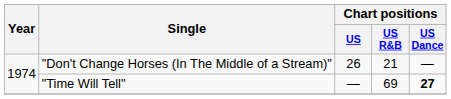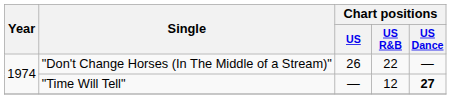(390, 64) 21 -> (390, 64) 22
(390, 84) 69 -> (390, 84) 12
